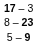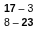- row: (19, 37)
